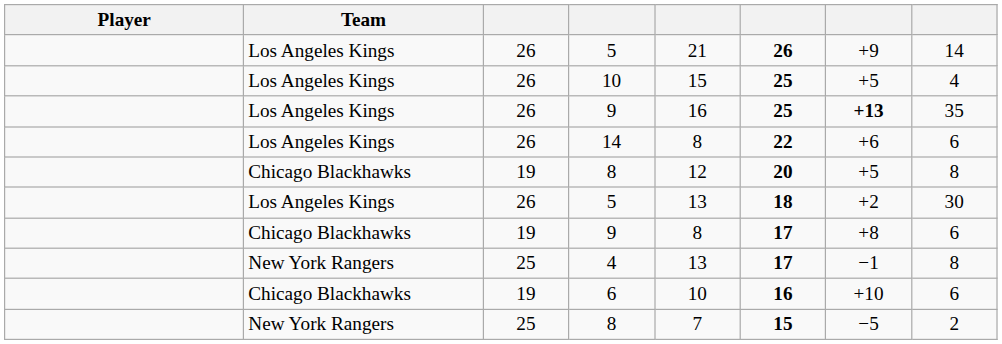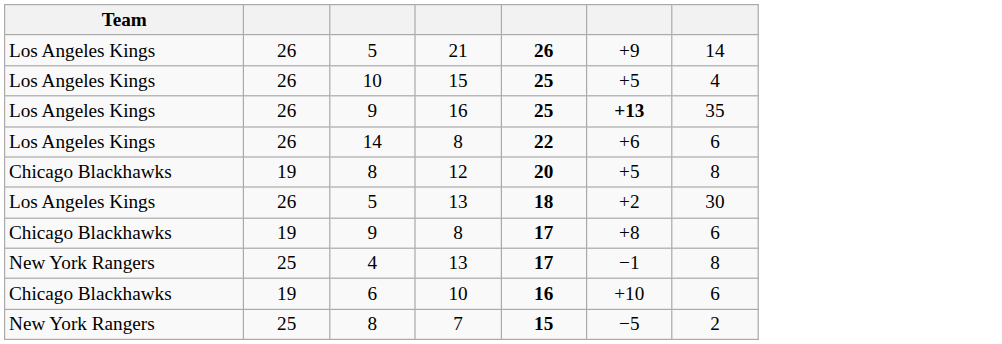- column: (124, 19)
